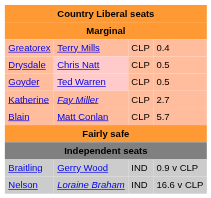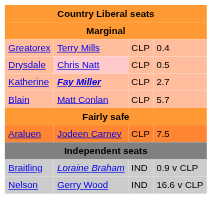- row: (24, 82)
(78, 99) normal -> (79, 82) bold
+ row: (25, 133)
(83, 168) Gerry Wood -> (91, 168) Loraine Braham
(91, 185) Loraine Braham -> (83, 185) Gerry Wood
